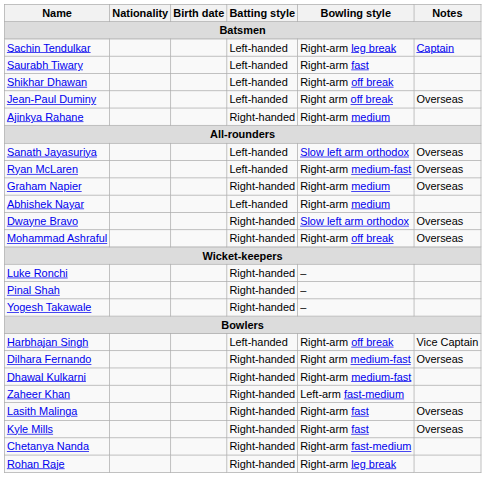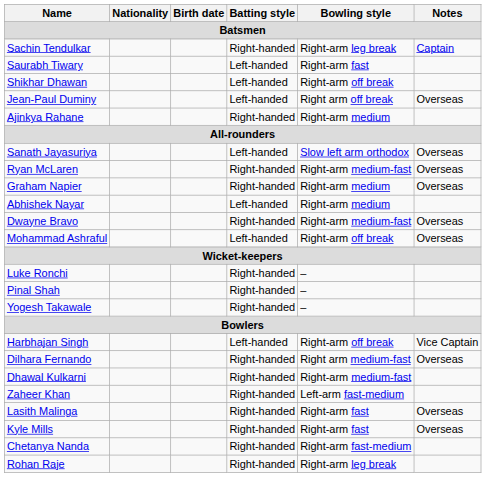(259, 48) Left-handed -> (262, 48) Right-handed
(259, 169) Left-handed -> (262, 169) Right-handed
(355, 221) Slow left arm orthodox -> (356, 221) Right-arm medium-fast
(262, 238) Right-handed -> (259, 238) Left-handed
